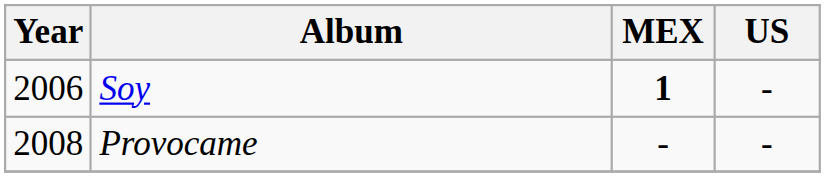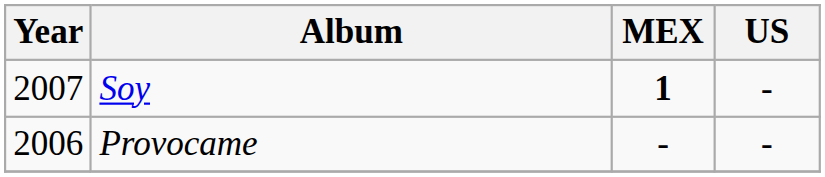(48, 87) 2006 -> (48, 87) 2007
(48, 143) 2008 -> (48, 143) 2006
